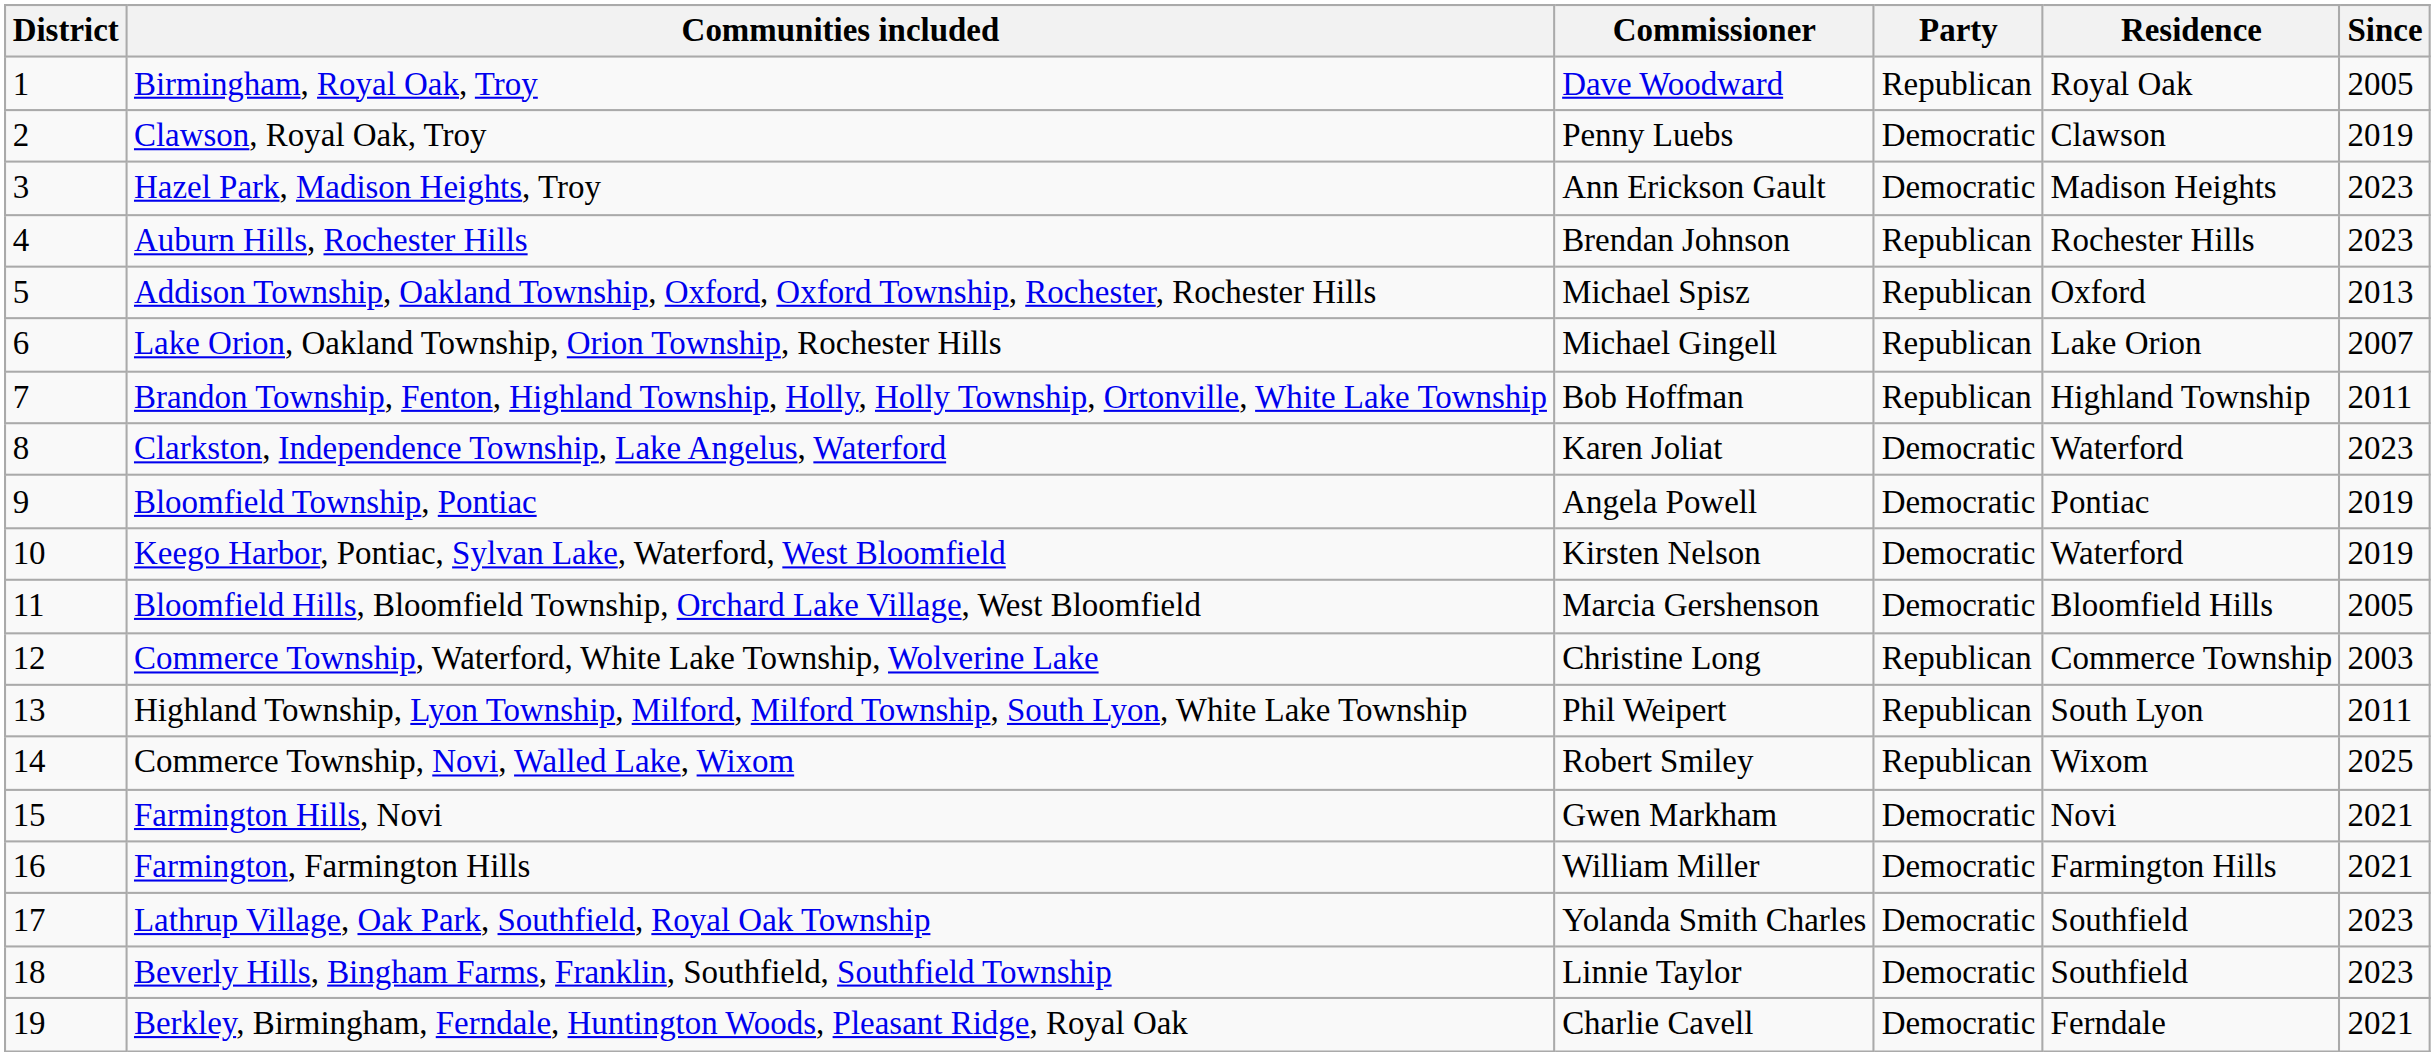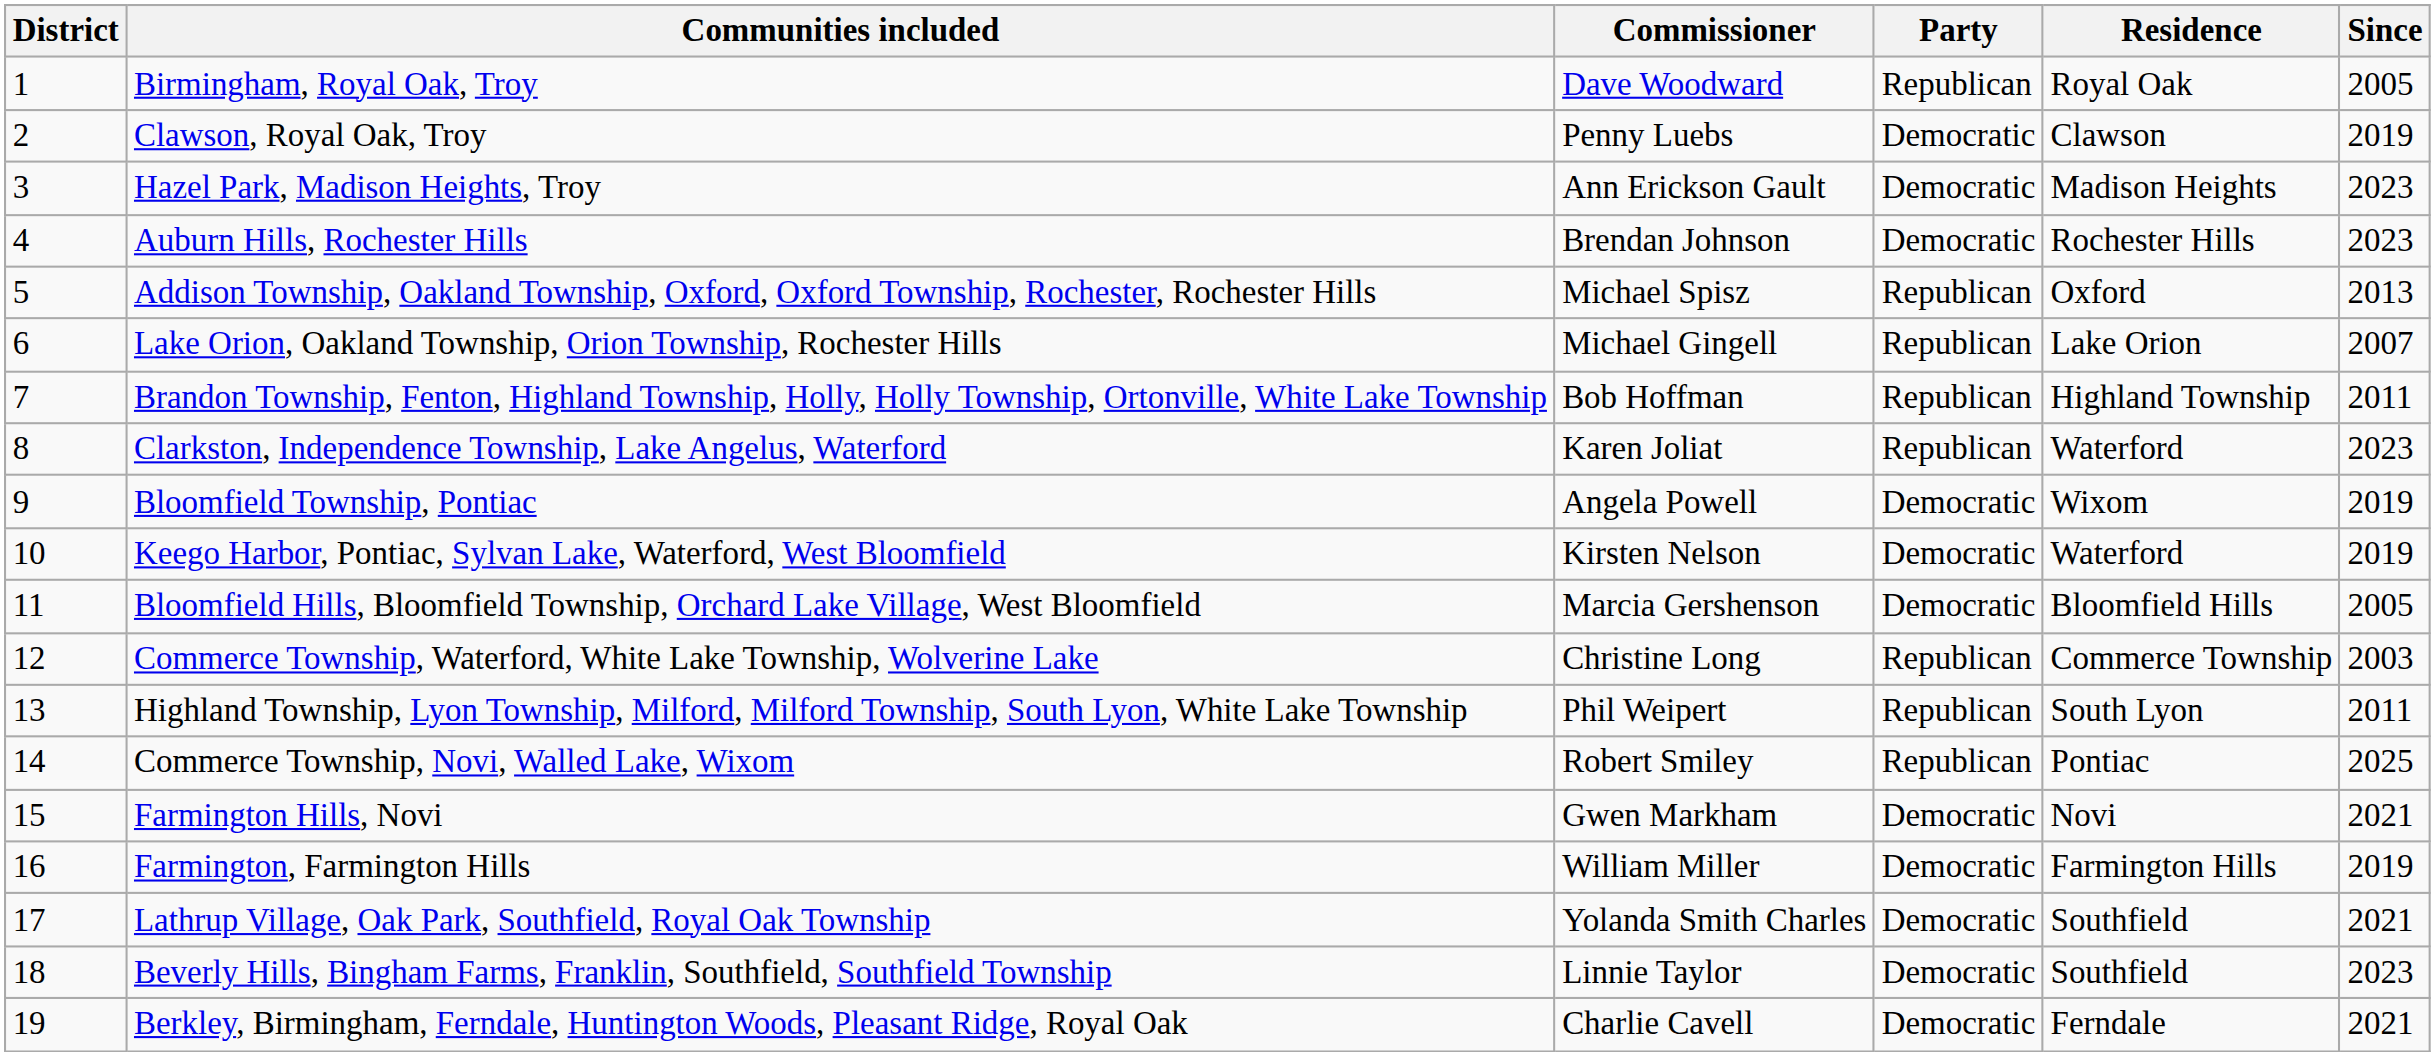(1957, 239) Republican -> (1958, 239) Democratic
(1958, 448) Democratic -> (1957, 448) Republican
(2100, 501) Pontiac -> (2099, 501) Wixom
(2099, 762) Wixom -> (2100, 762) Pontiac
(2380, 866) 2021 -> (2380, 866) 2019
(2380, 919) 2023 -> (2380, 919) 2021
